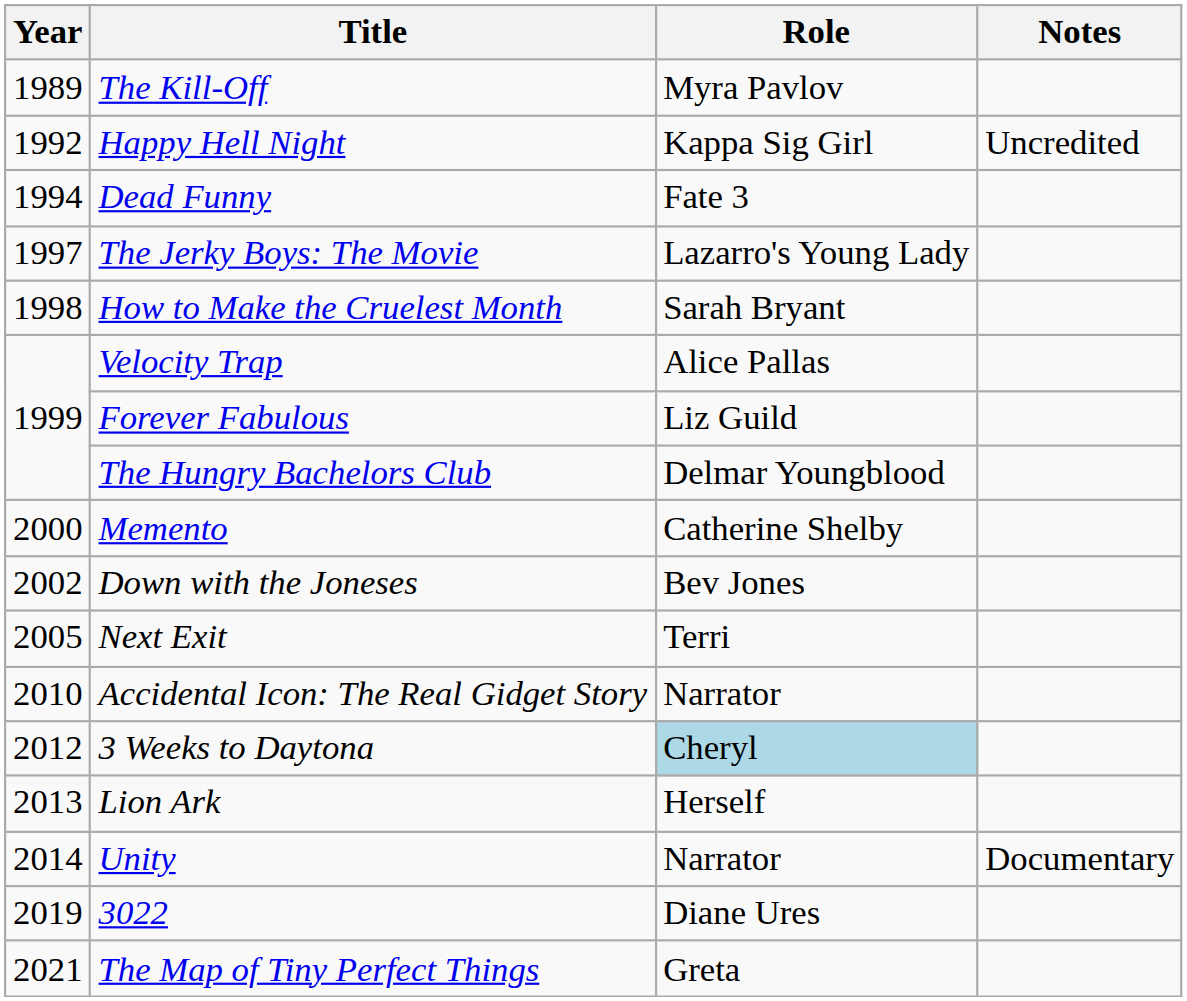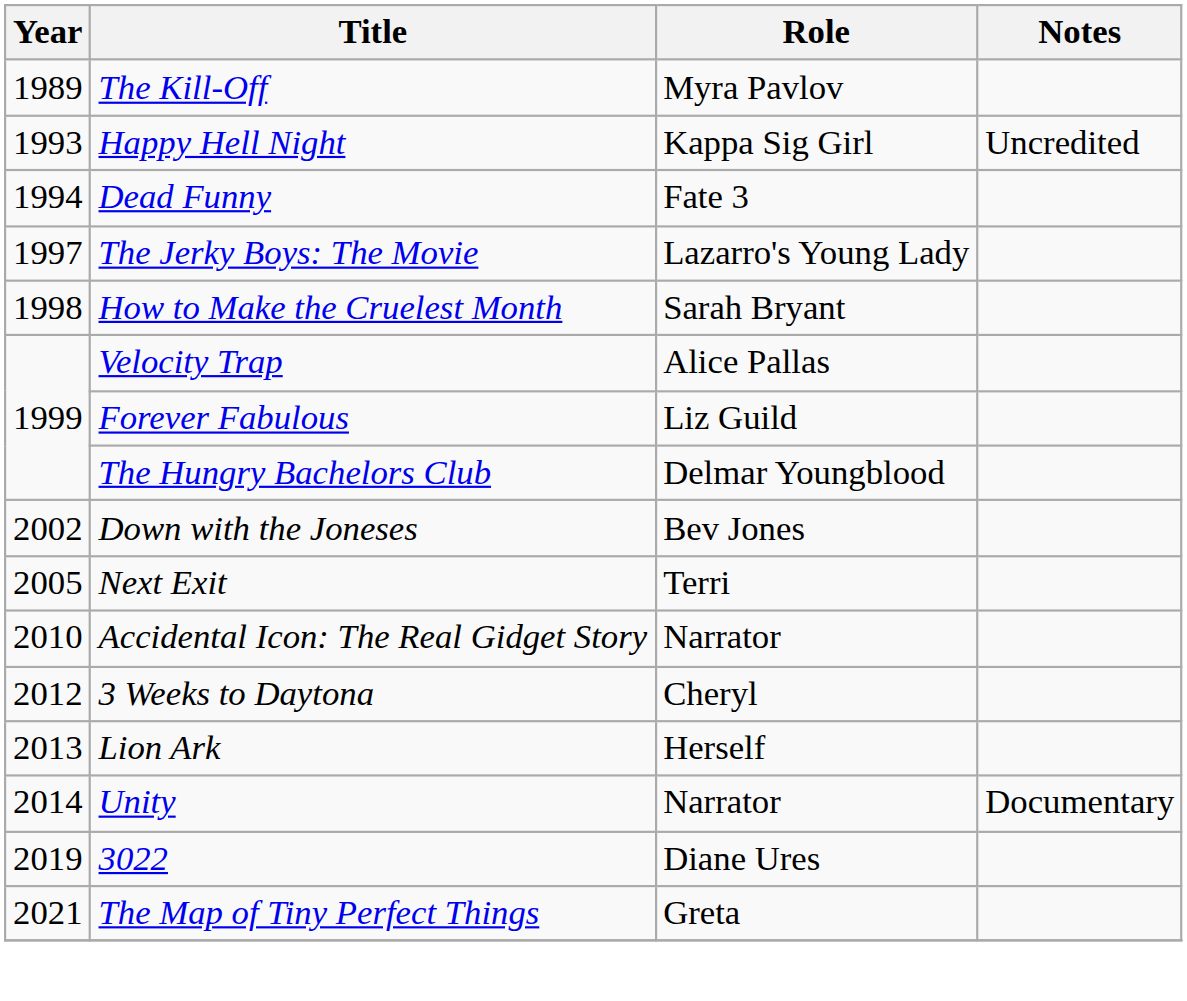(48, 142) 1992 -> (48, 142) 1993
- row: (163, 527)
(710, 747) lightblue background -> (710, 692) no background
